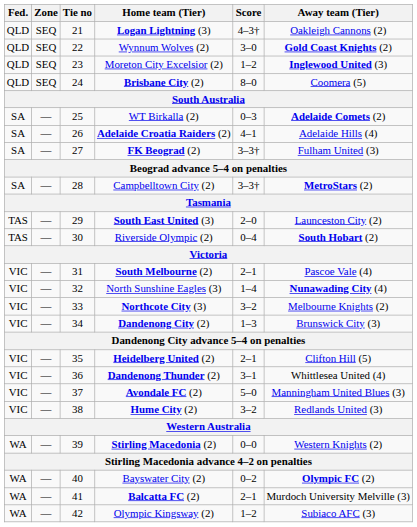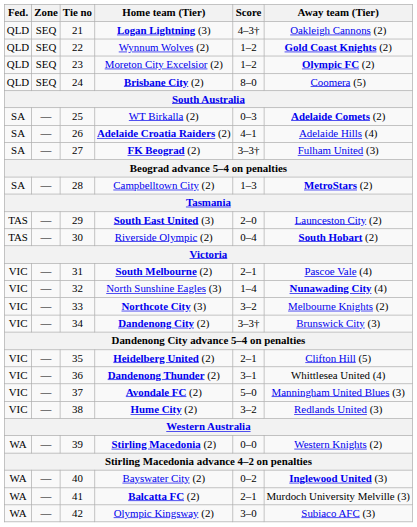(249, 47) 3–0 -> (249, 47) 1–2
(338, 64) Inglewood United (3) -> (338, 64) Olympic FC (2)
(249, 185) 3–3† -> (249, 185) 1–3
(249, 323) 1–3 -> (249, 323) 3–3†
(338, 479) Olympic FC (2) -> (338, 479) Inglewood United (3)
(249, 513) 1–2 -> (249, 513) 3–0
